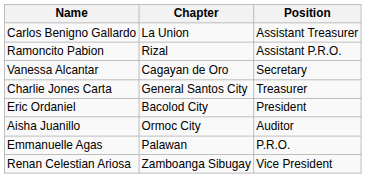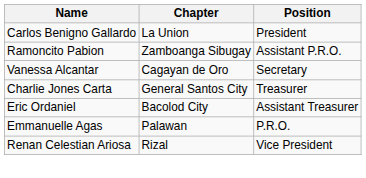(307, 32) Assistant Treasurer -> (281, 32) President
(155, 51) Rizal -> (196, 51) Zamboanga Sibugay
(281, 107) President -> (307, 107) Assistant Treasurer
- row: (44, 126)
(196, 164) Zamboanga Sibugay -> (155, 145) Rizal
